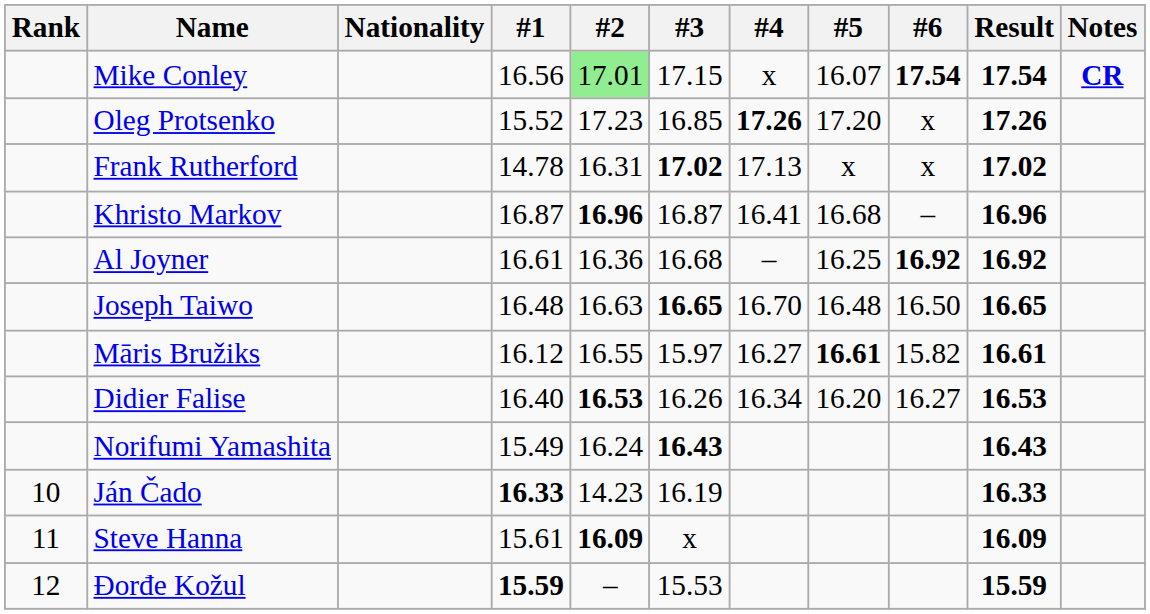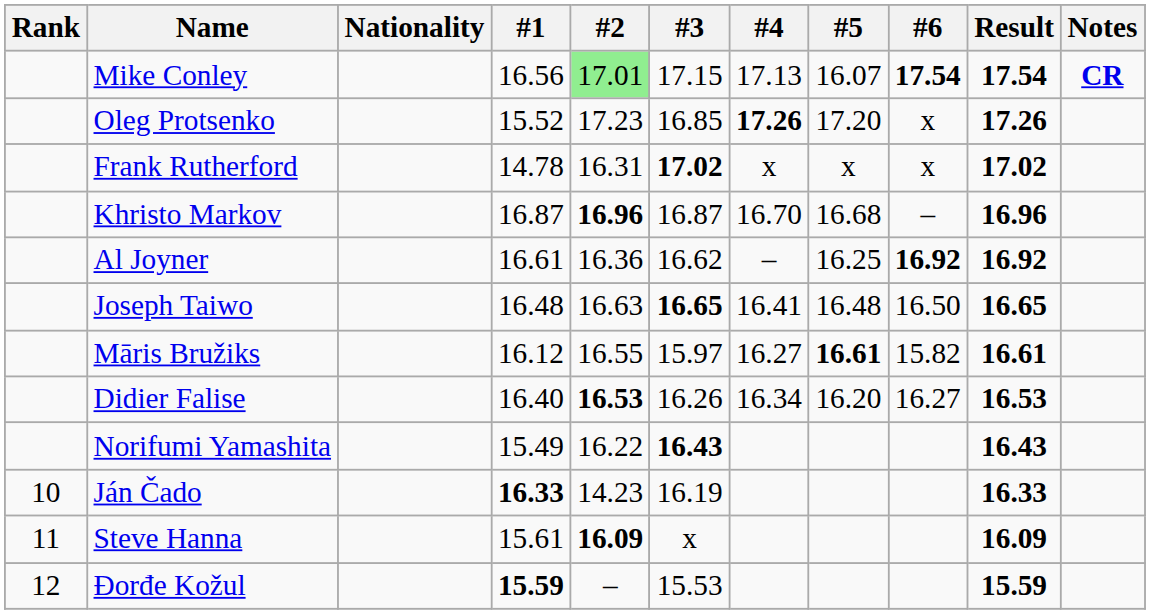(769, 74) x -> (769, 74) 17.13
(769, 167) 17.13 -> (769, 167) x
(769, 213) 16.41 -> (769, 213) 16.70
(690, 259) 16.68 -> (690, 259) 16.62
(769, 306) 16.70 -> (769, 306) 16.41
(610, 445) 16.24 -> (610, 445) 16.22
